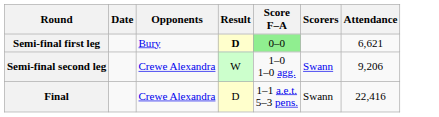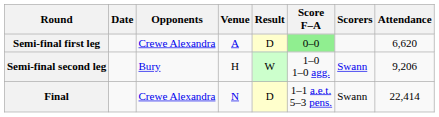+ column: (235, 19)
(150, 43) Bury -> (177, 43) Crewe Alexandra
(236, 43) bold -> (270, 43) normal
(371, 43) 6,621 -> (405, 43) 6,620
(177, 66) Crewe Alexandra -> (150, 66) Bury
(371, 96) 22,416 -> (405, 96) 22,414
